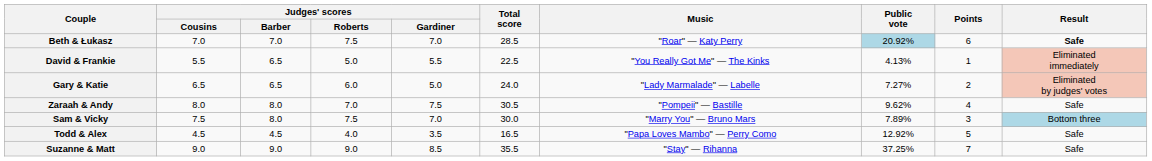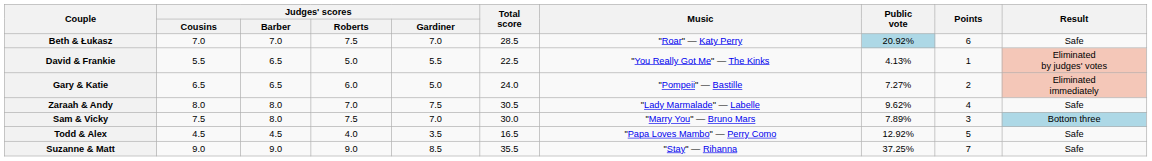(1074, 41) bold -> (1074, 41) normal
(1074, 61) Eliminated immediately -> (1074, 61) Eliminated by judges' votes
(700, 86) "Lady Marmalade" — Labelle -> (700, 86) "Pompeii" — Bastille
(1074, 86) Eliminated by judges' votes -> (1074, 86) Eliminated immediately
(700, 105) "Pompeii" — Bastille -> (700, 105) "Lady Marmalade" — Labelle
